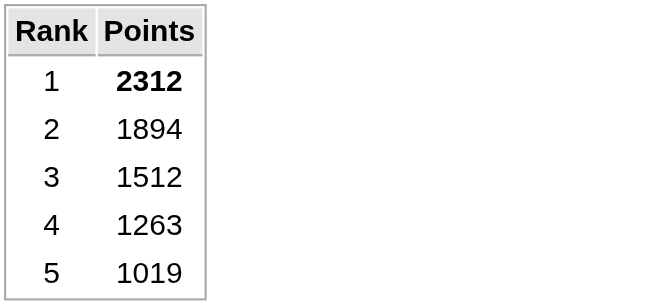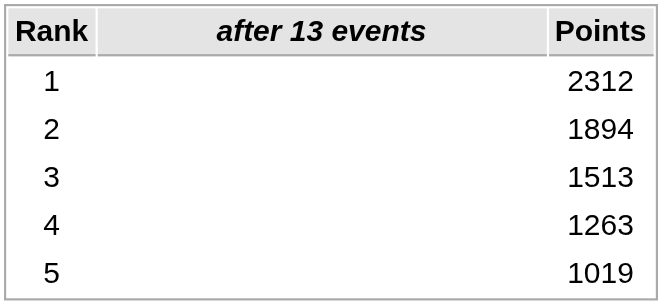+ column: (321, 31)
(149, 81) bold -> (601, 81) normal
(149, 177) 1512 -> (601, 177) 1513
